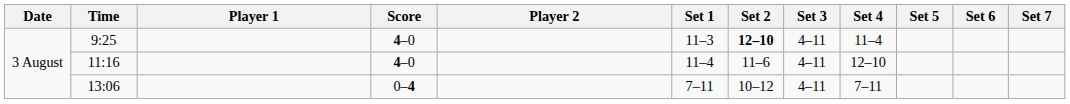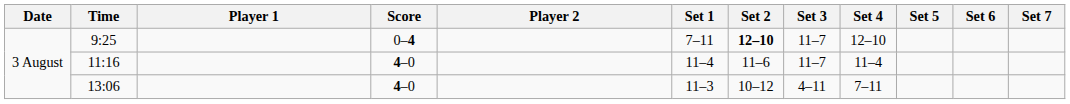(404, 40) 4–0 -> (404, 40) 0–4
(700, 40) 11–3 -> (700, 40) 7–11
(812, 40) 4–11 -> (812, 40) 11–7
(868, 40) 11–4 -> (868, 40) 12–10
(812, 63) 4–11 -> (812, 63) 11–7
(868, 63) 12–10 -> (868, 63) 11–4
(404, 87) 0–4 -> (404, 87) 4–0
(700, 87) 7–11 -> (700, 87) 11–3
